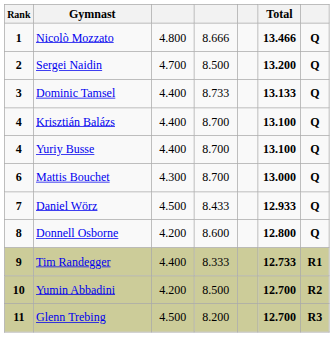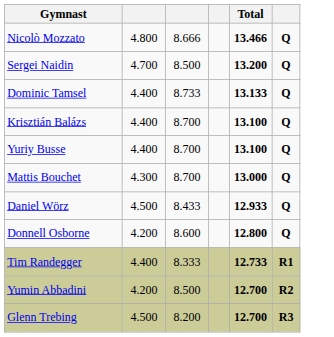- column: (19, 14)
